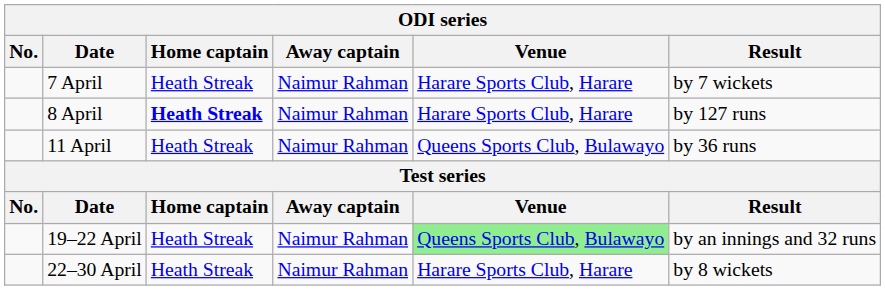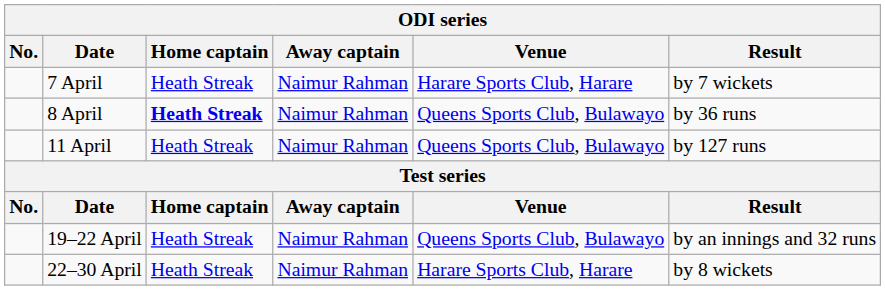(525, 113) Harare Sports Club, Harare -> (541, 113) Queens Sports Club, Bulawayo
(720, 113) by 127 runs -> (715, 113) by 36 runs
(715, 144) by 36 runs -> (720, 144) by 127 runs
(541, 238) lightgreen background -> (541, 238) no background
